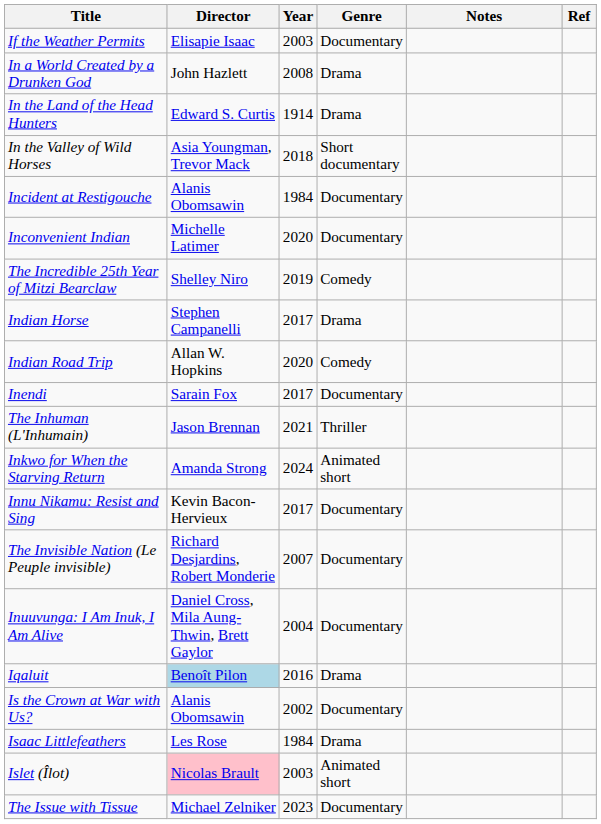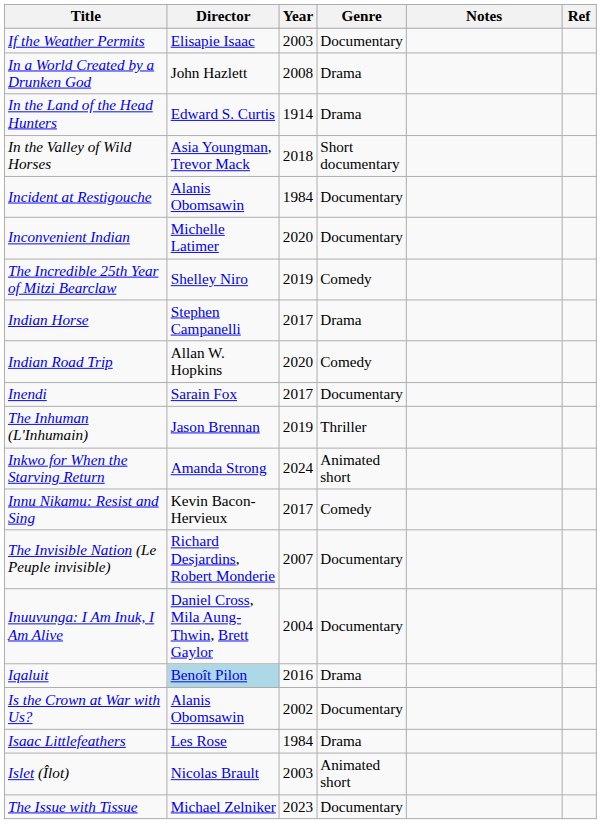(298, 427) 2021 -> (298, 427) 2019
(362, 509) Documentary -> (346, 509) Comedy
(215, 773) pink background -> (215, 773) no background
